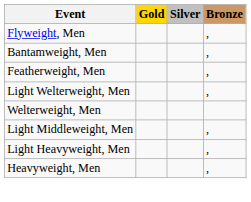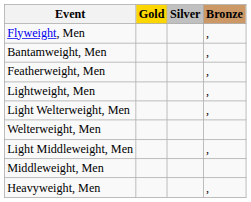+ row: (51, 91)
+ row: (55, 168)
- row: (68, 149)
